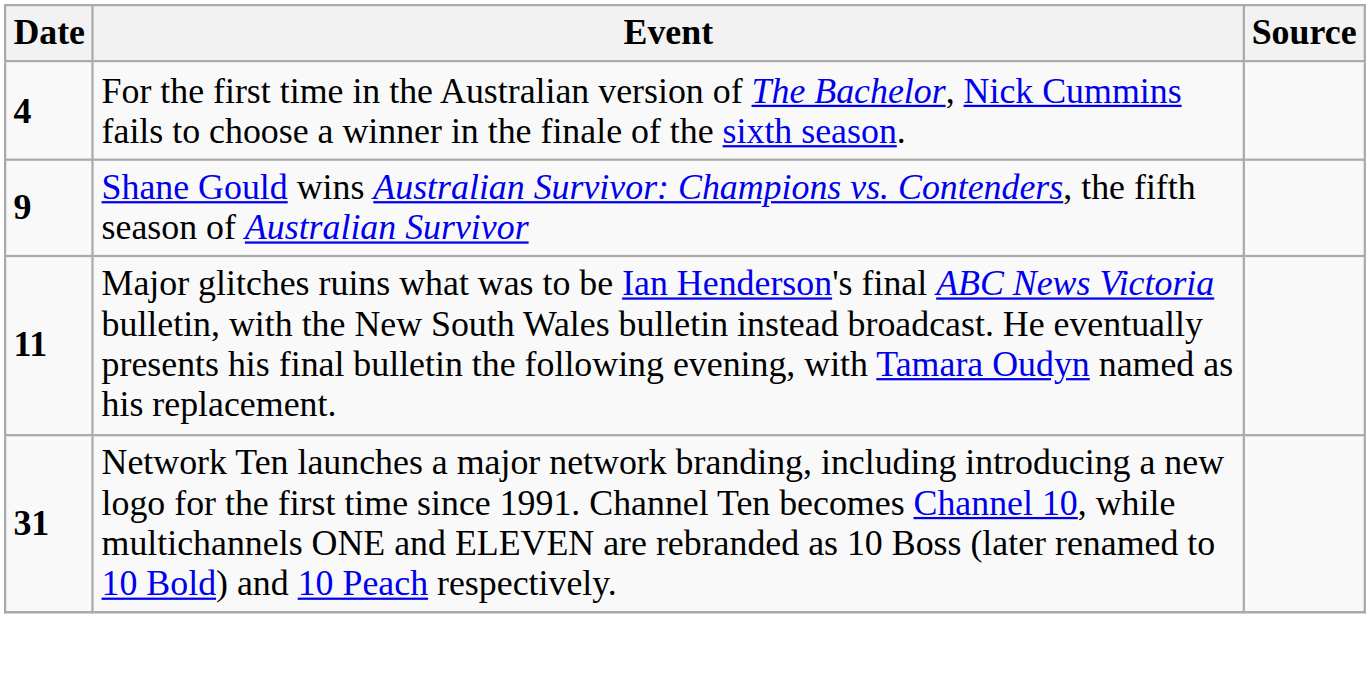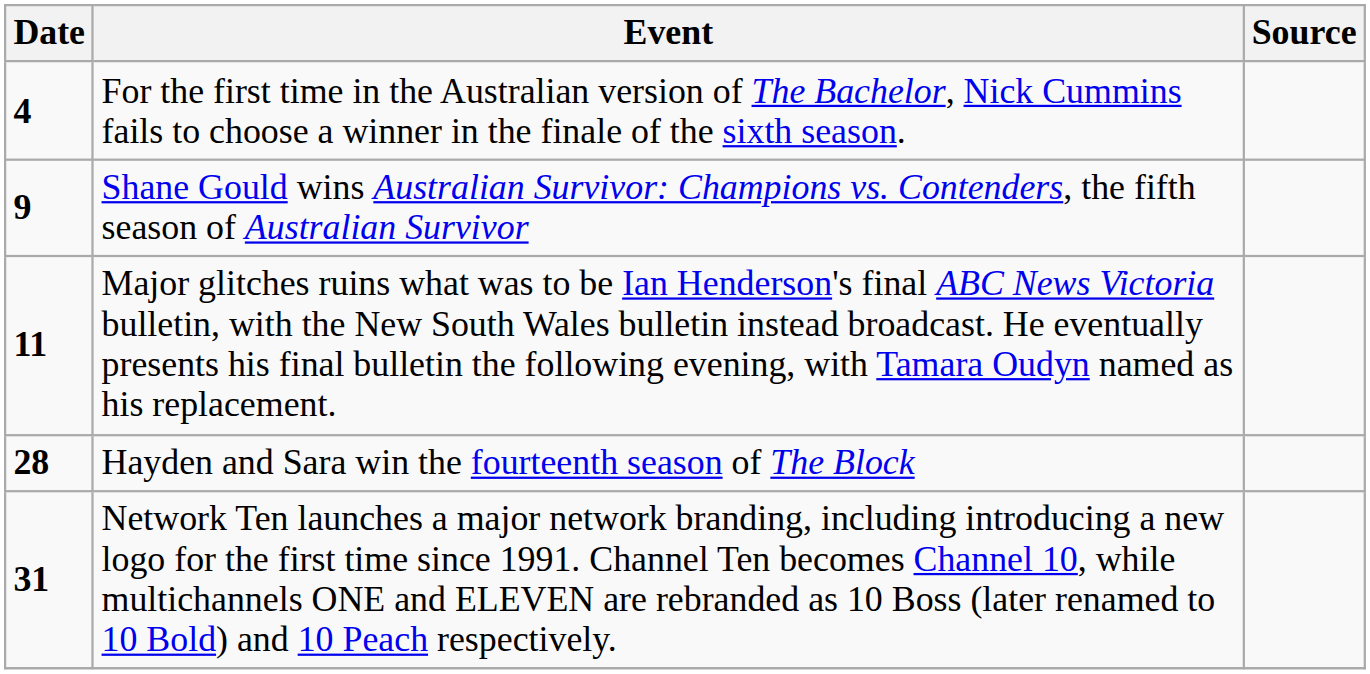+ row: (508, 461)
